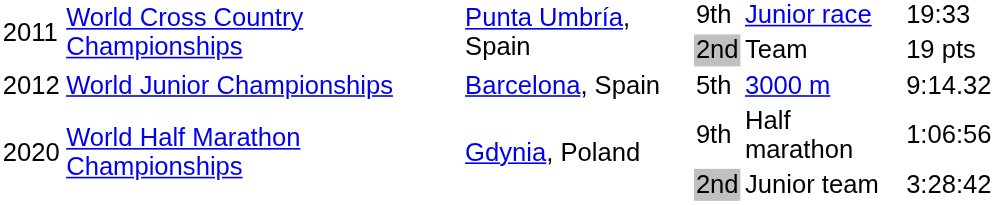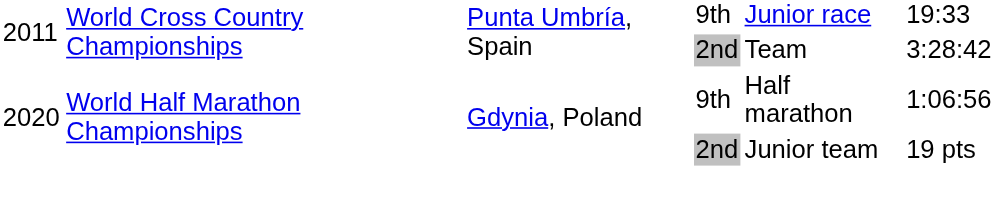(941, 50) 19 pts -> (949, 50) 3:28:42
- row: (31, 85)
(949, 184) 3:28:42 -> (941, 149) 19 pts
